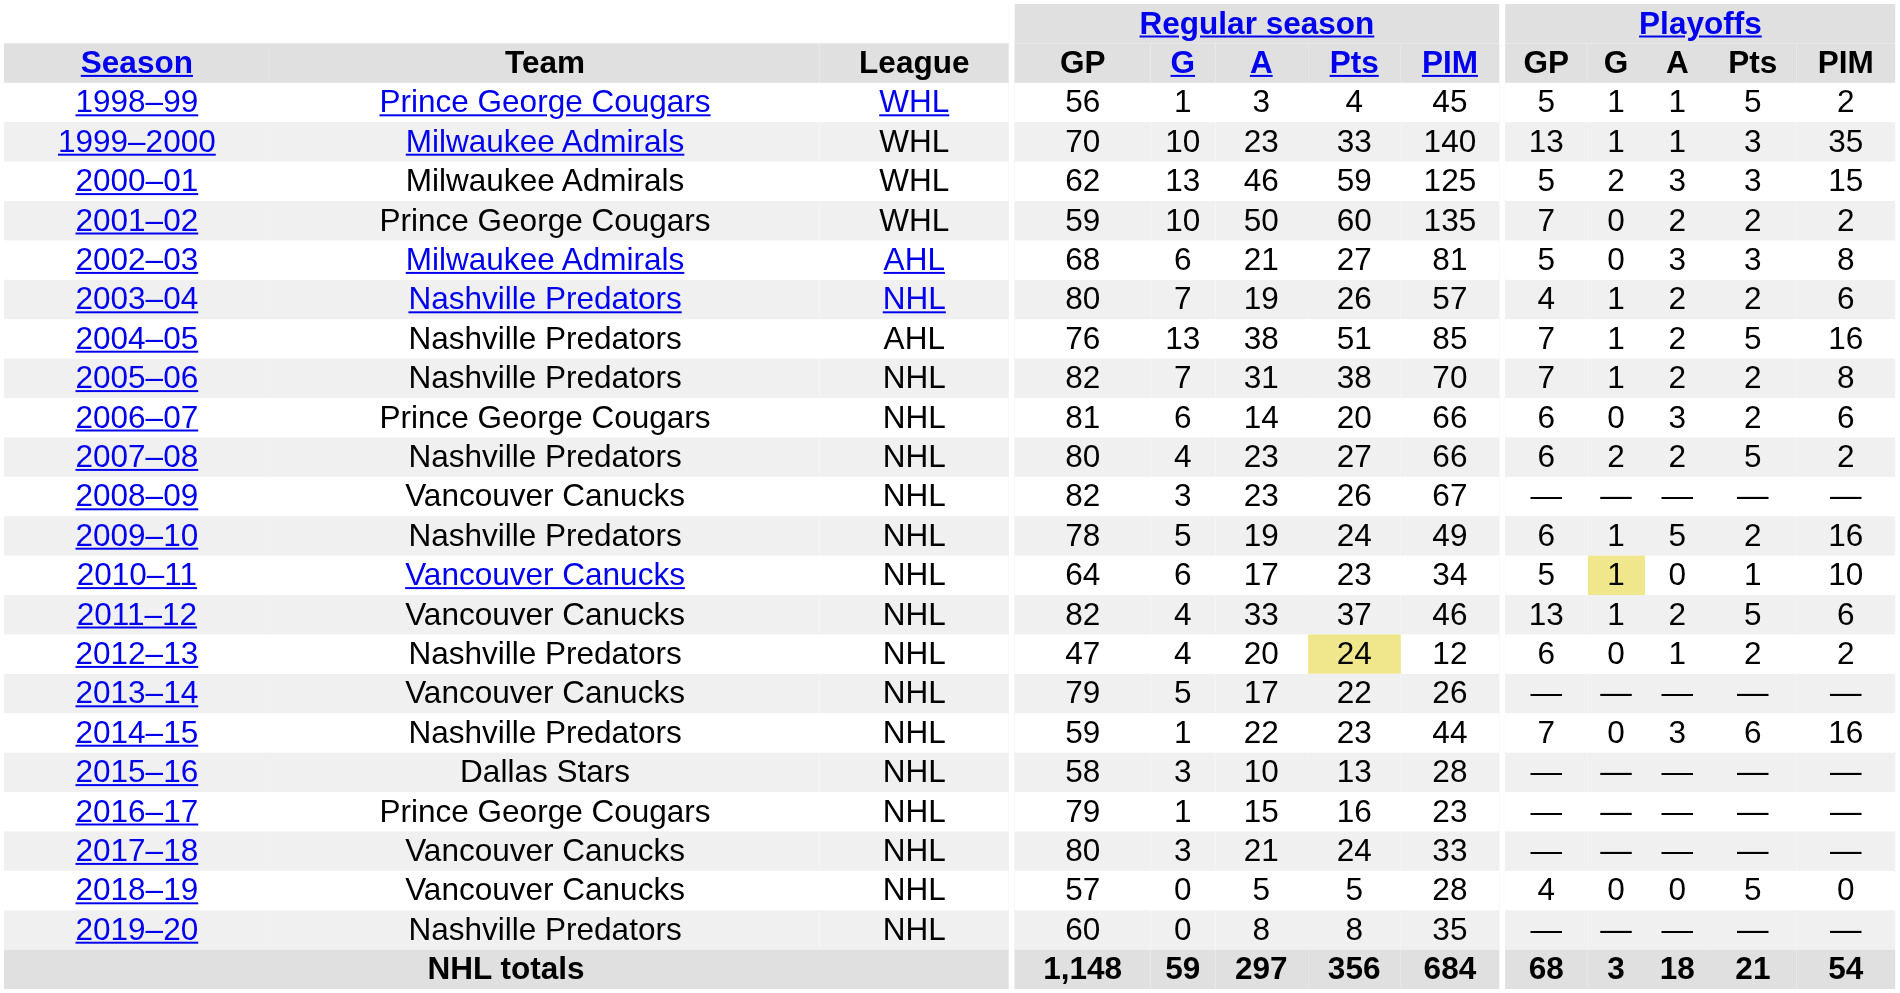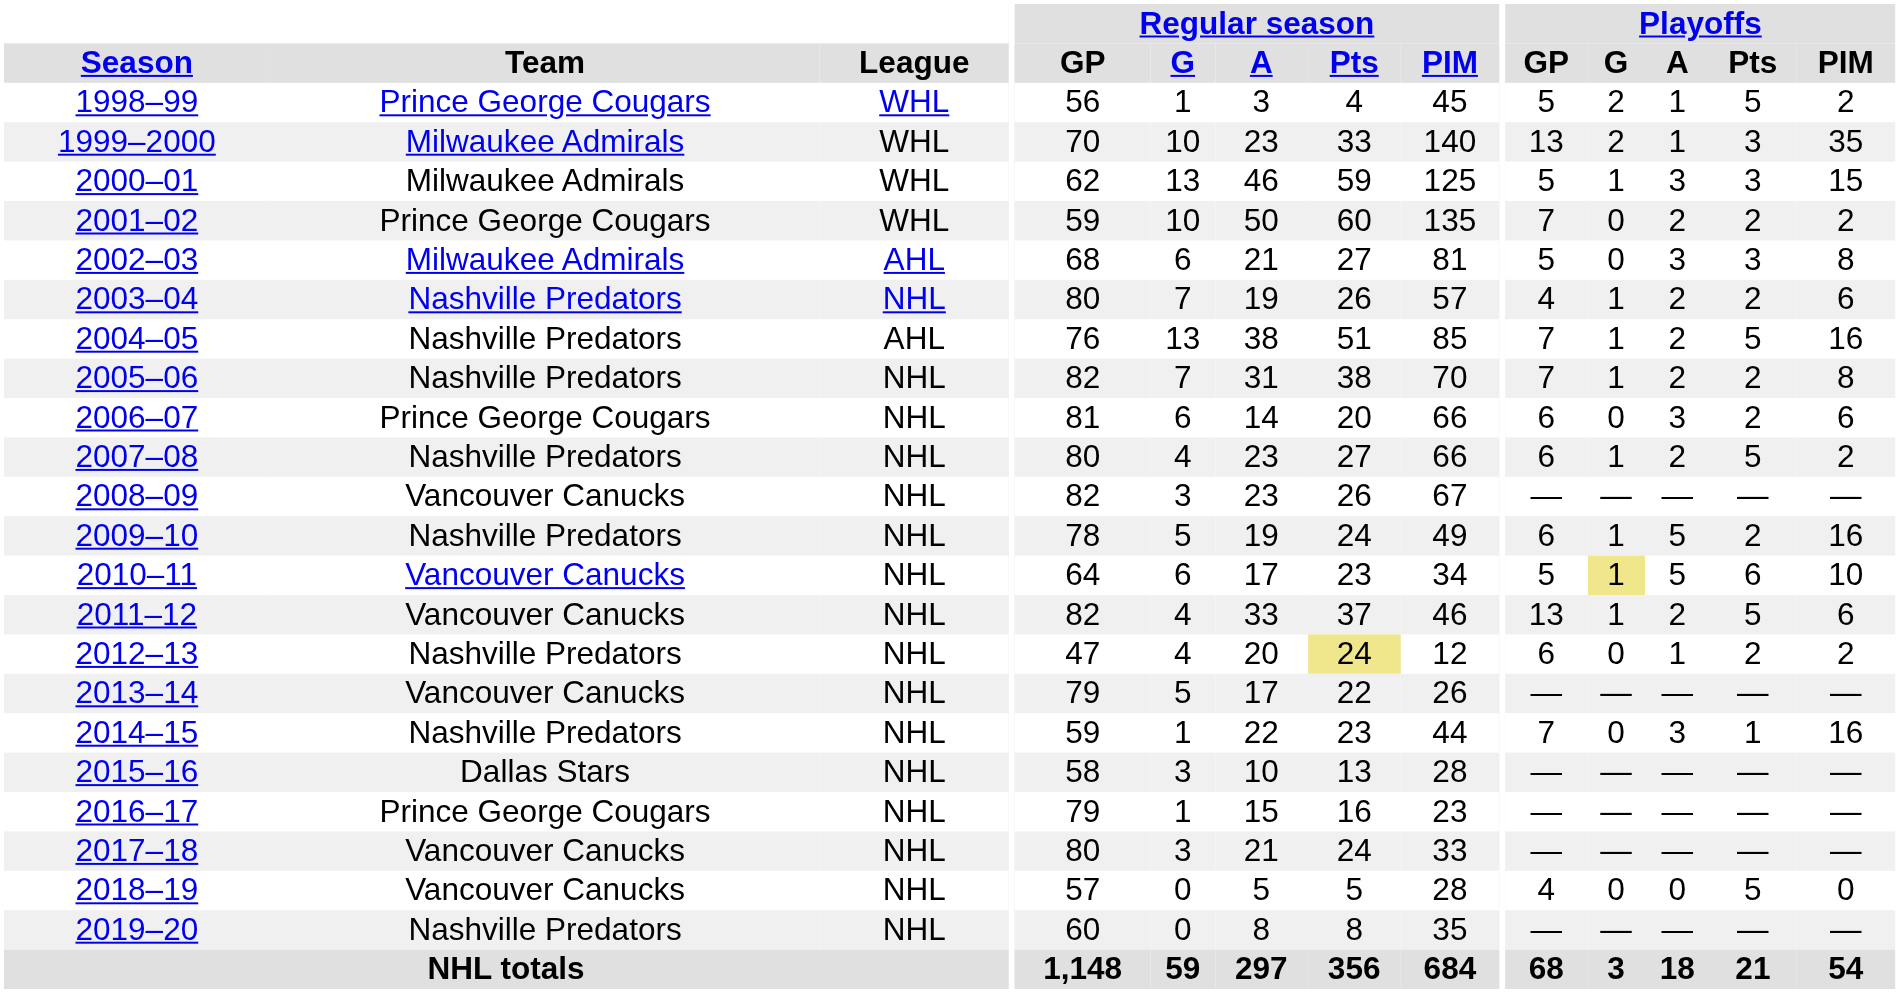(1616, 102) 1 -> (1616, 102) 2
(1616, 141) 1 -> (1616, 141) 2
(1616, 180) 2 -> (1616, 180) 1
(1616, 456) 2 -> (1616, 456) 1
(1677, 574) 0 -> (1677, 574) 5
(1753, 574) 1 -> (1753, 574) 6
(1753, 732) 6 -> (1753, 732) 1
